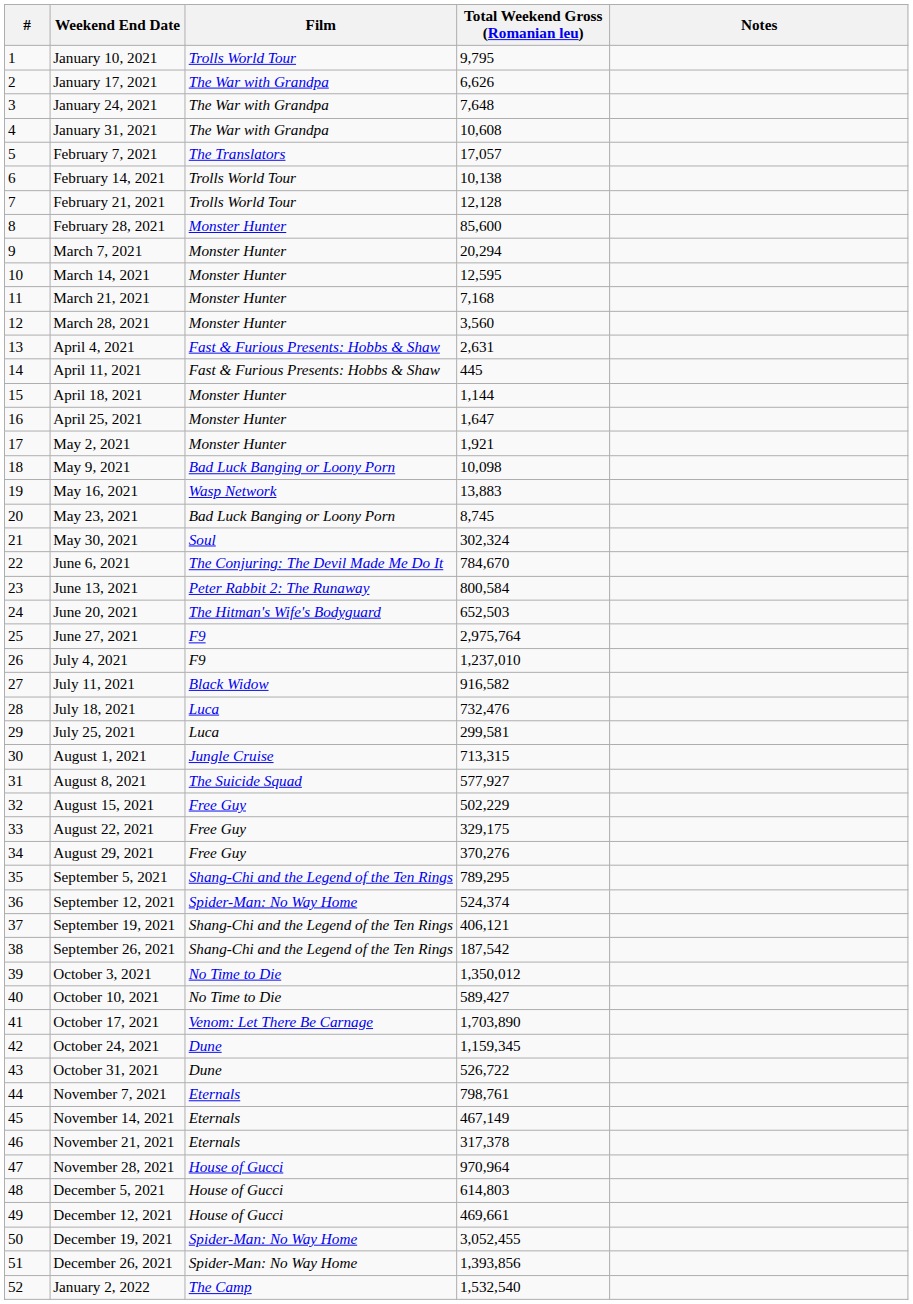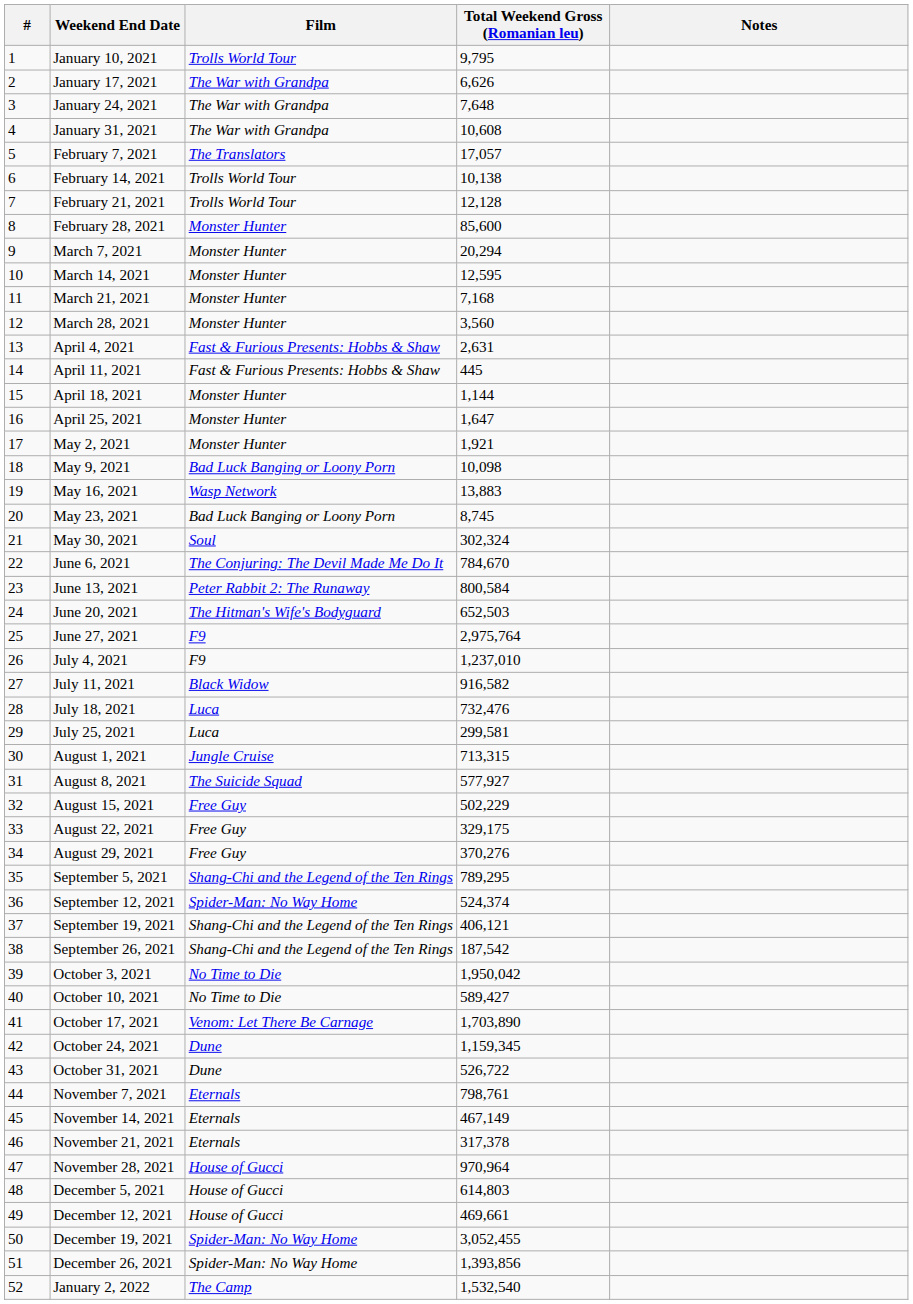(490, 973) 1,350,012 -> (490, 973) 1,950,042
